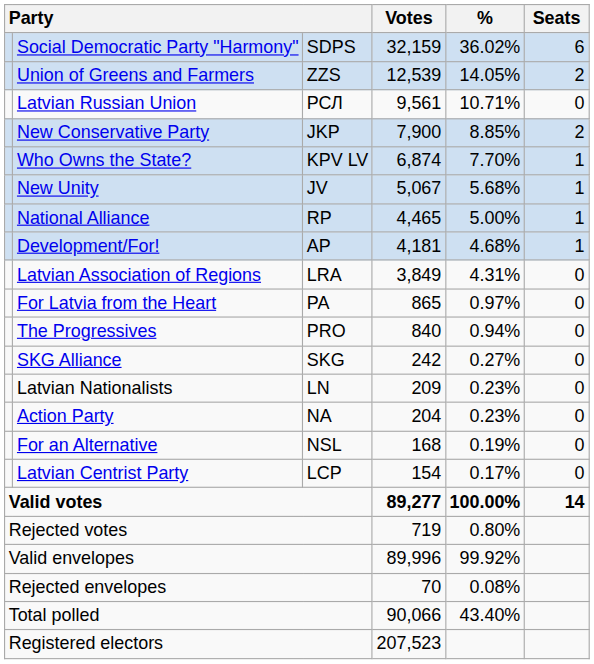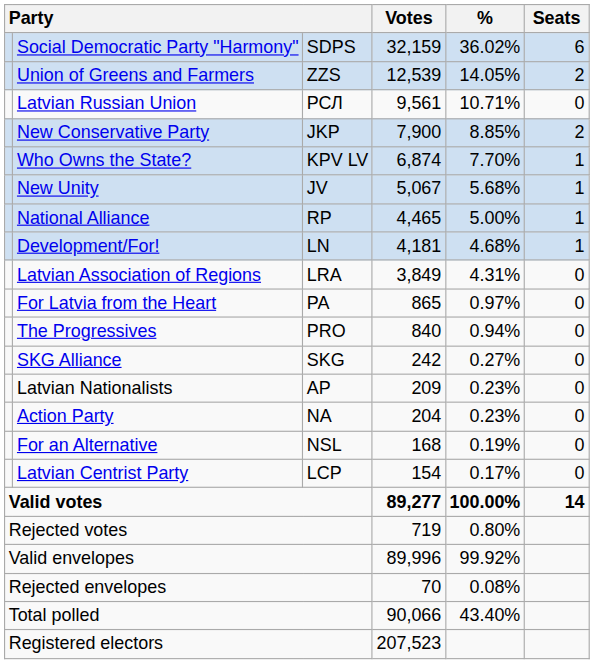(319, 246) AP -> (318, 246) LN
(318, 388) LN -> (319, 388) AP
